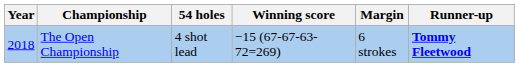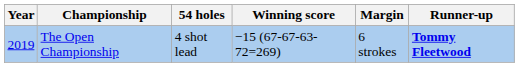(21, 44) 2018 -> (21, 44) 2019
